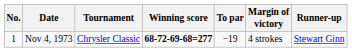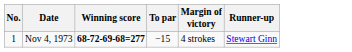- column: (109, 18)
(230, 39) −19 -> (163, 39) −15
